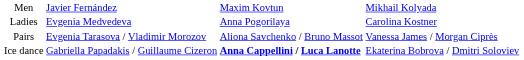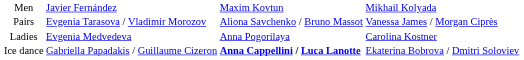rows swapped: (24, 22) <-> (24, 36)
